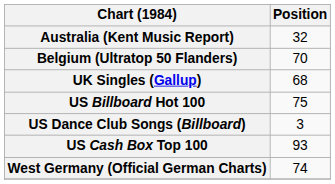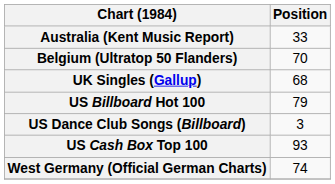(300, 37) 32 -> (300, 37) 33
(300, 102) 75 -> (300, 102) 79
